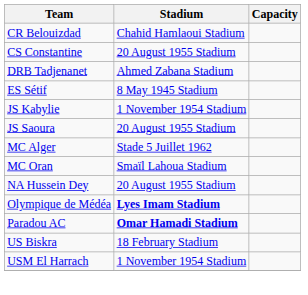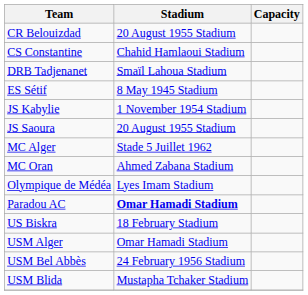(181, 33) Chahid Hamlaoui Stadium -> (176, 33) 20 August 1955 Stadium
(176, 52) 20 August 1955 Stadium -> (181, 52) Chahid Hamlaoui Stadium
(175, 71) Ahmed Zabana Stadium -> (172, 71) Smaïl Lahoua Stadium
(172, 166) Smaïl Lahoua Stadium -> (175, 166) Ahmed Zabana Stadium
- row: (48, 185)
(168, 204) bold -> (165, 185) normal
+ row: (35, 242)
+ row: (46, 261)
+ row: (35, 280)
- row: (48, 261)
